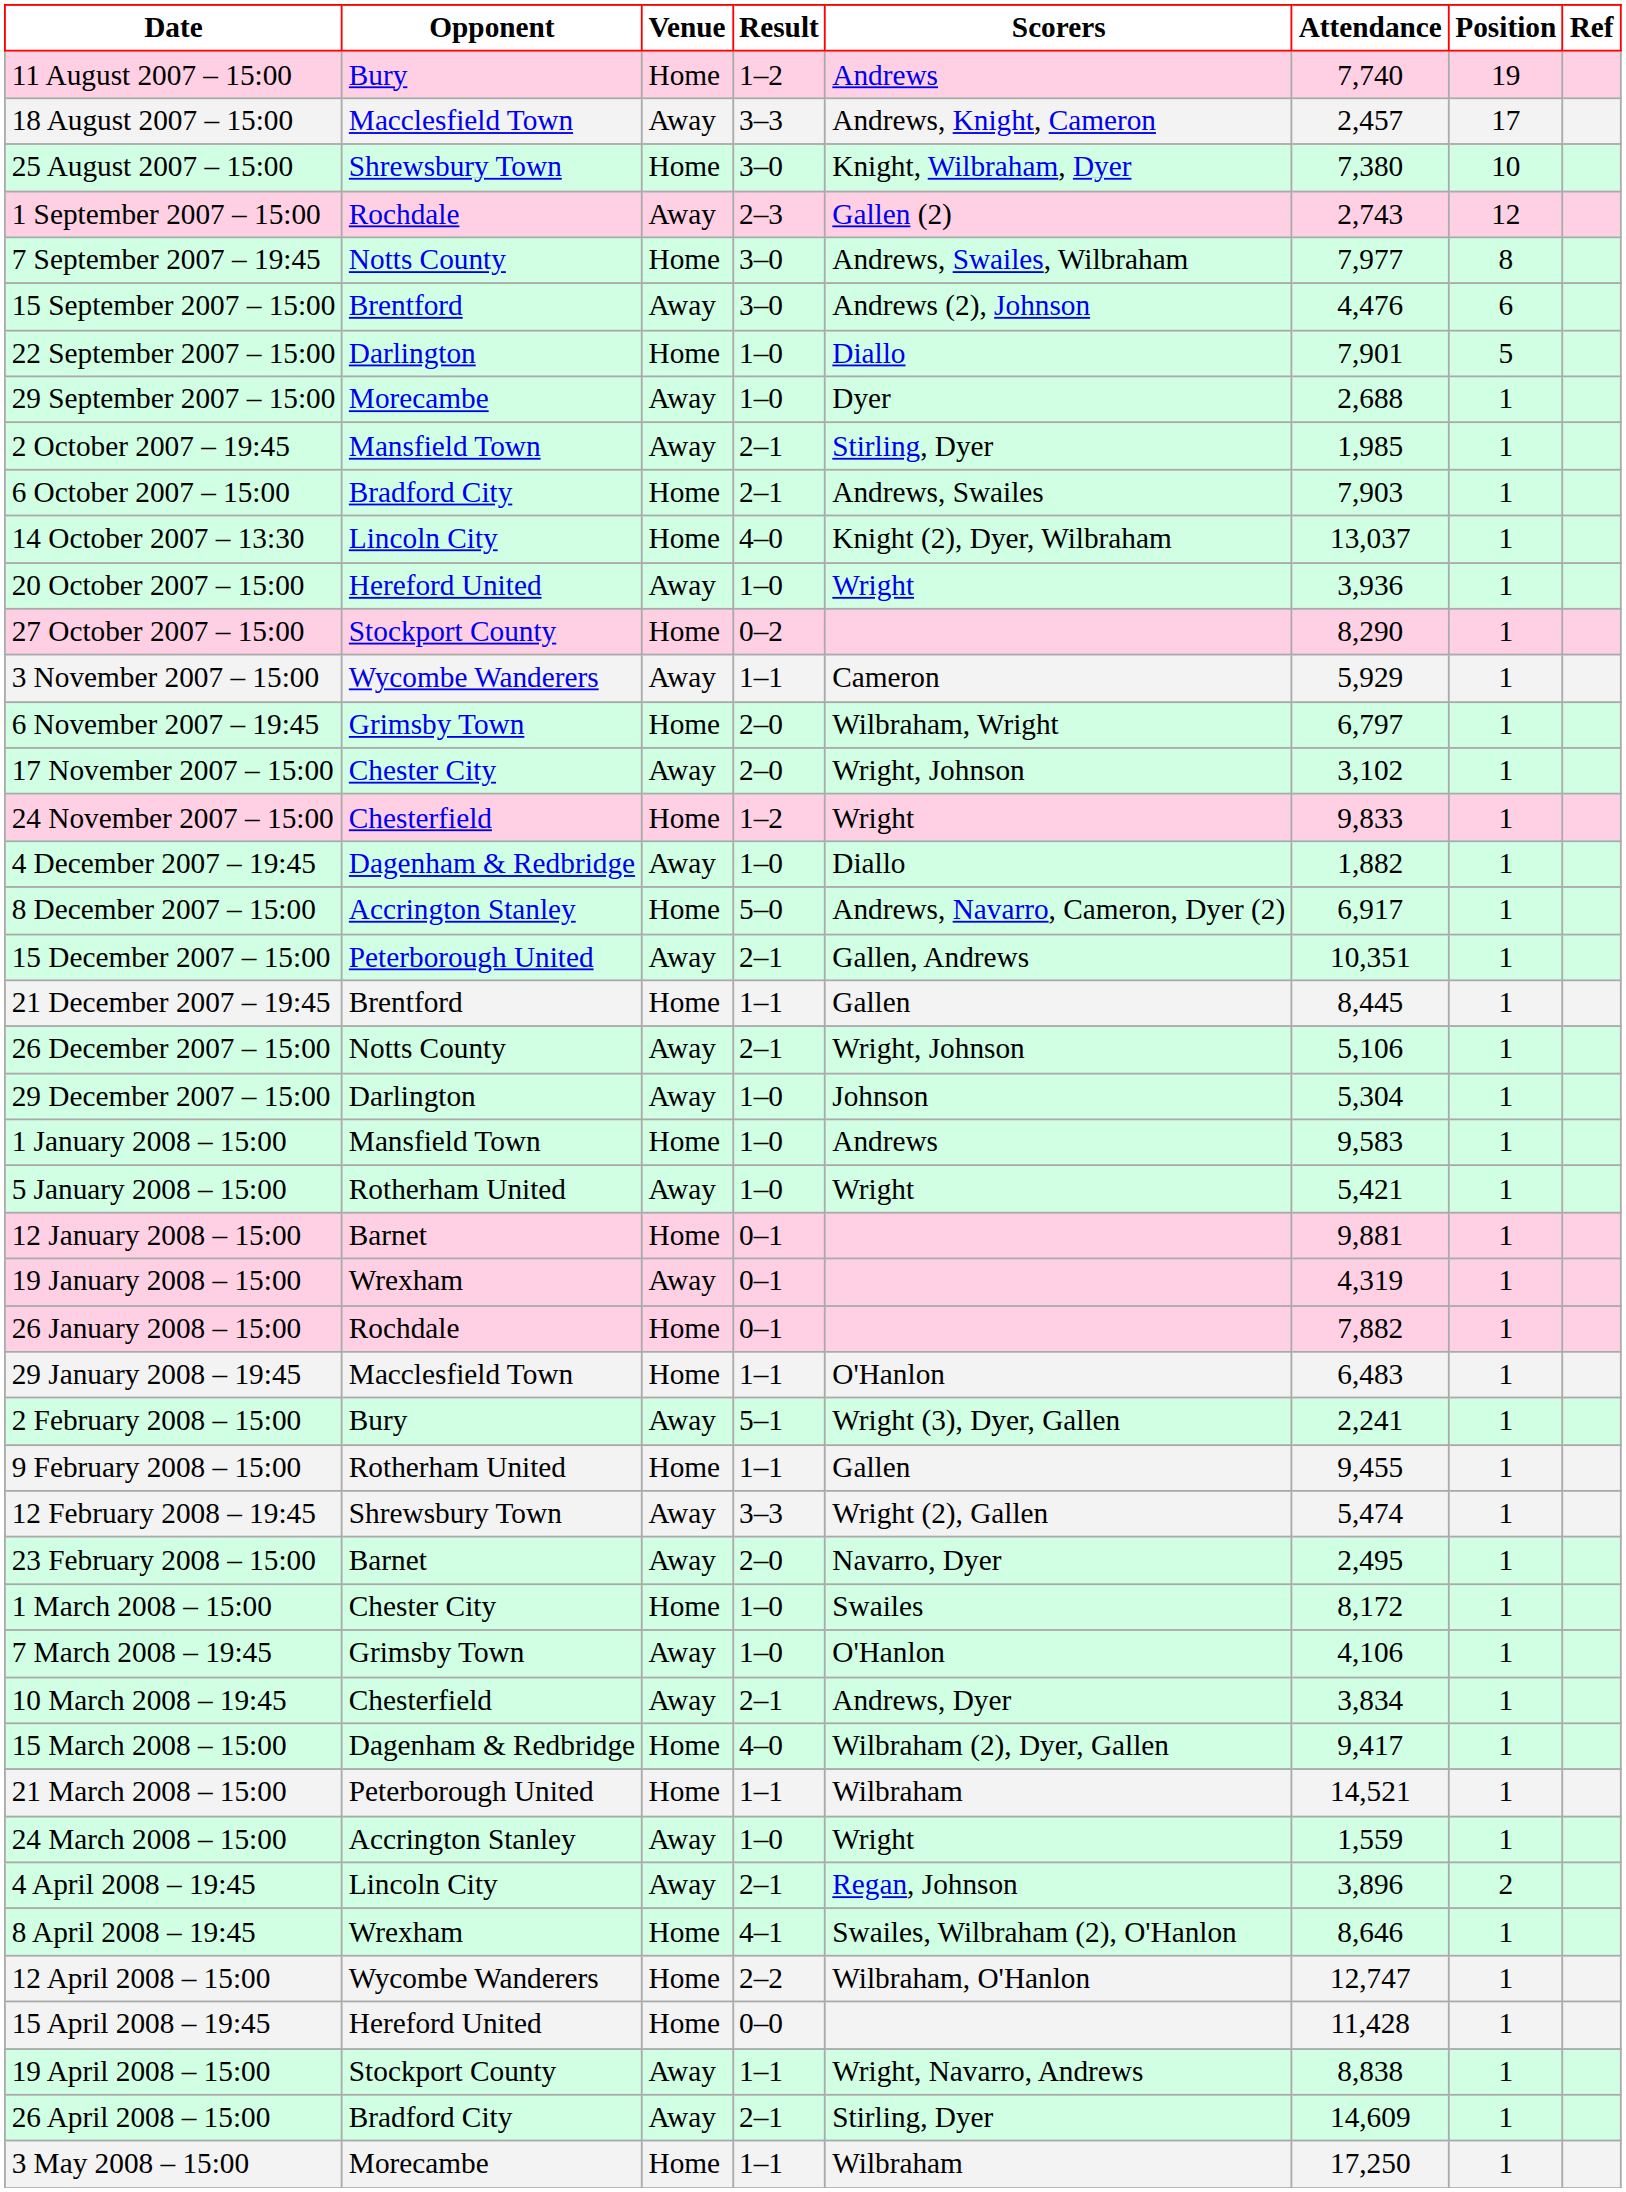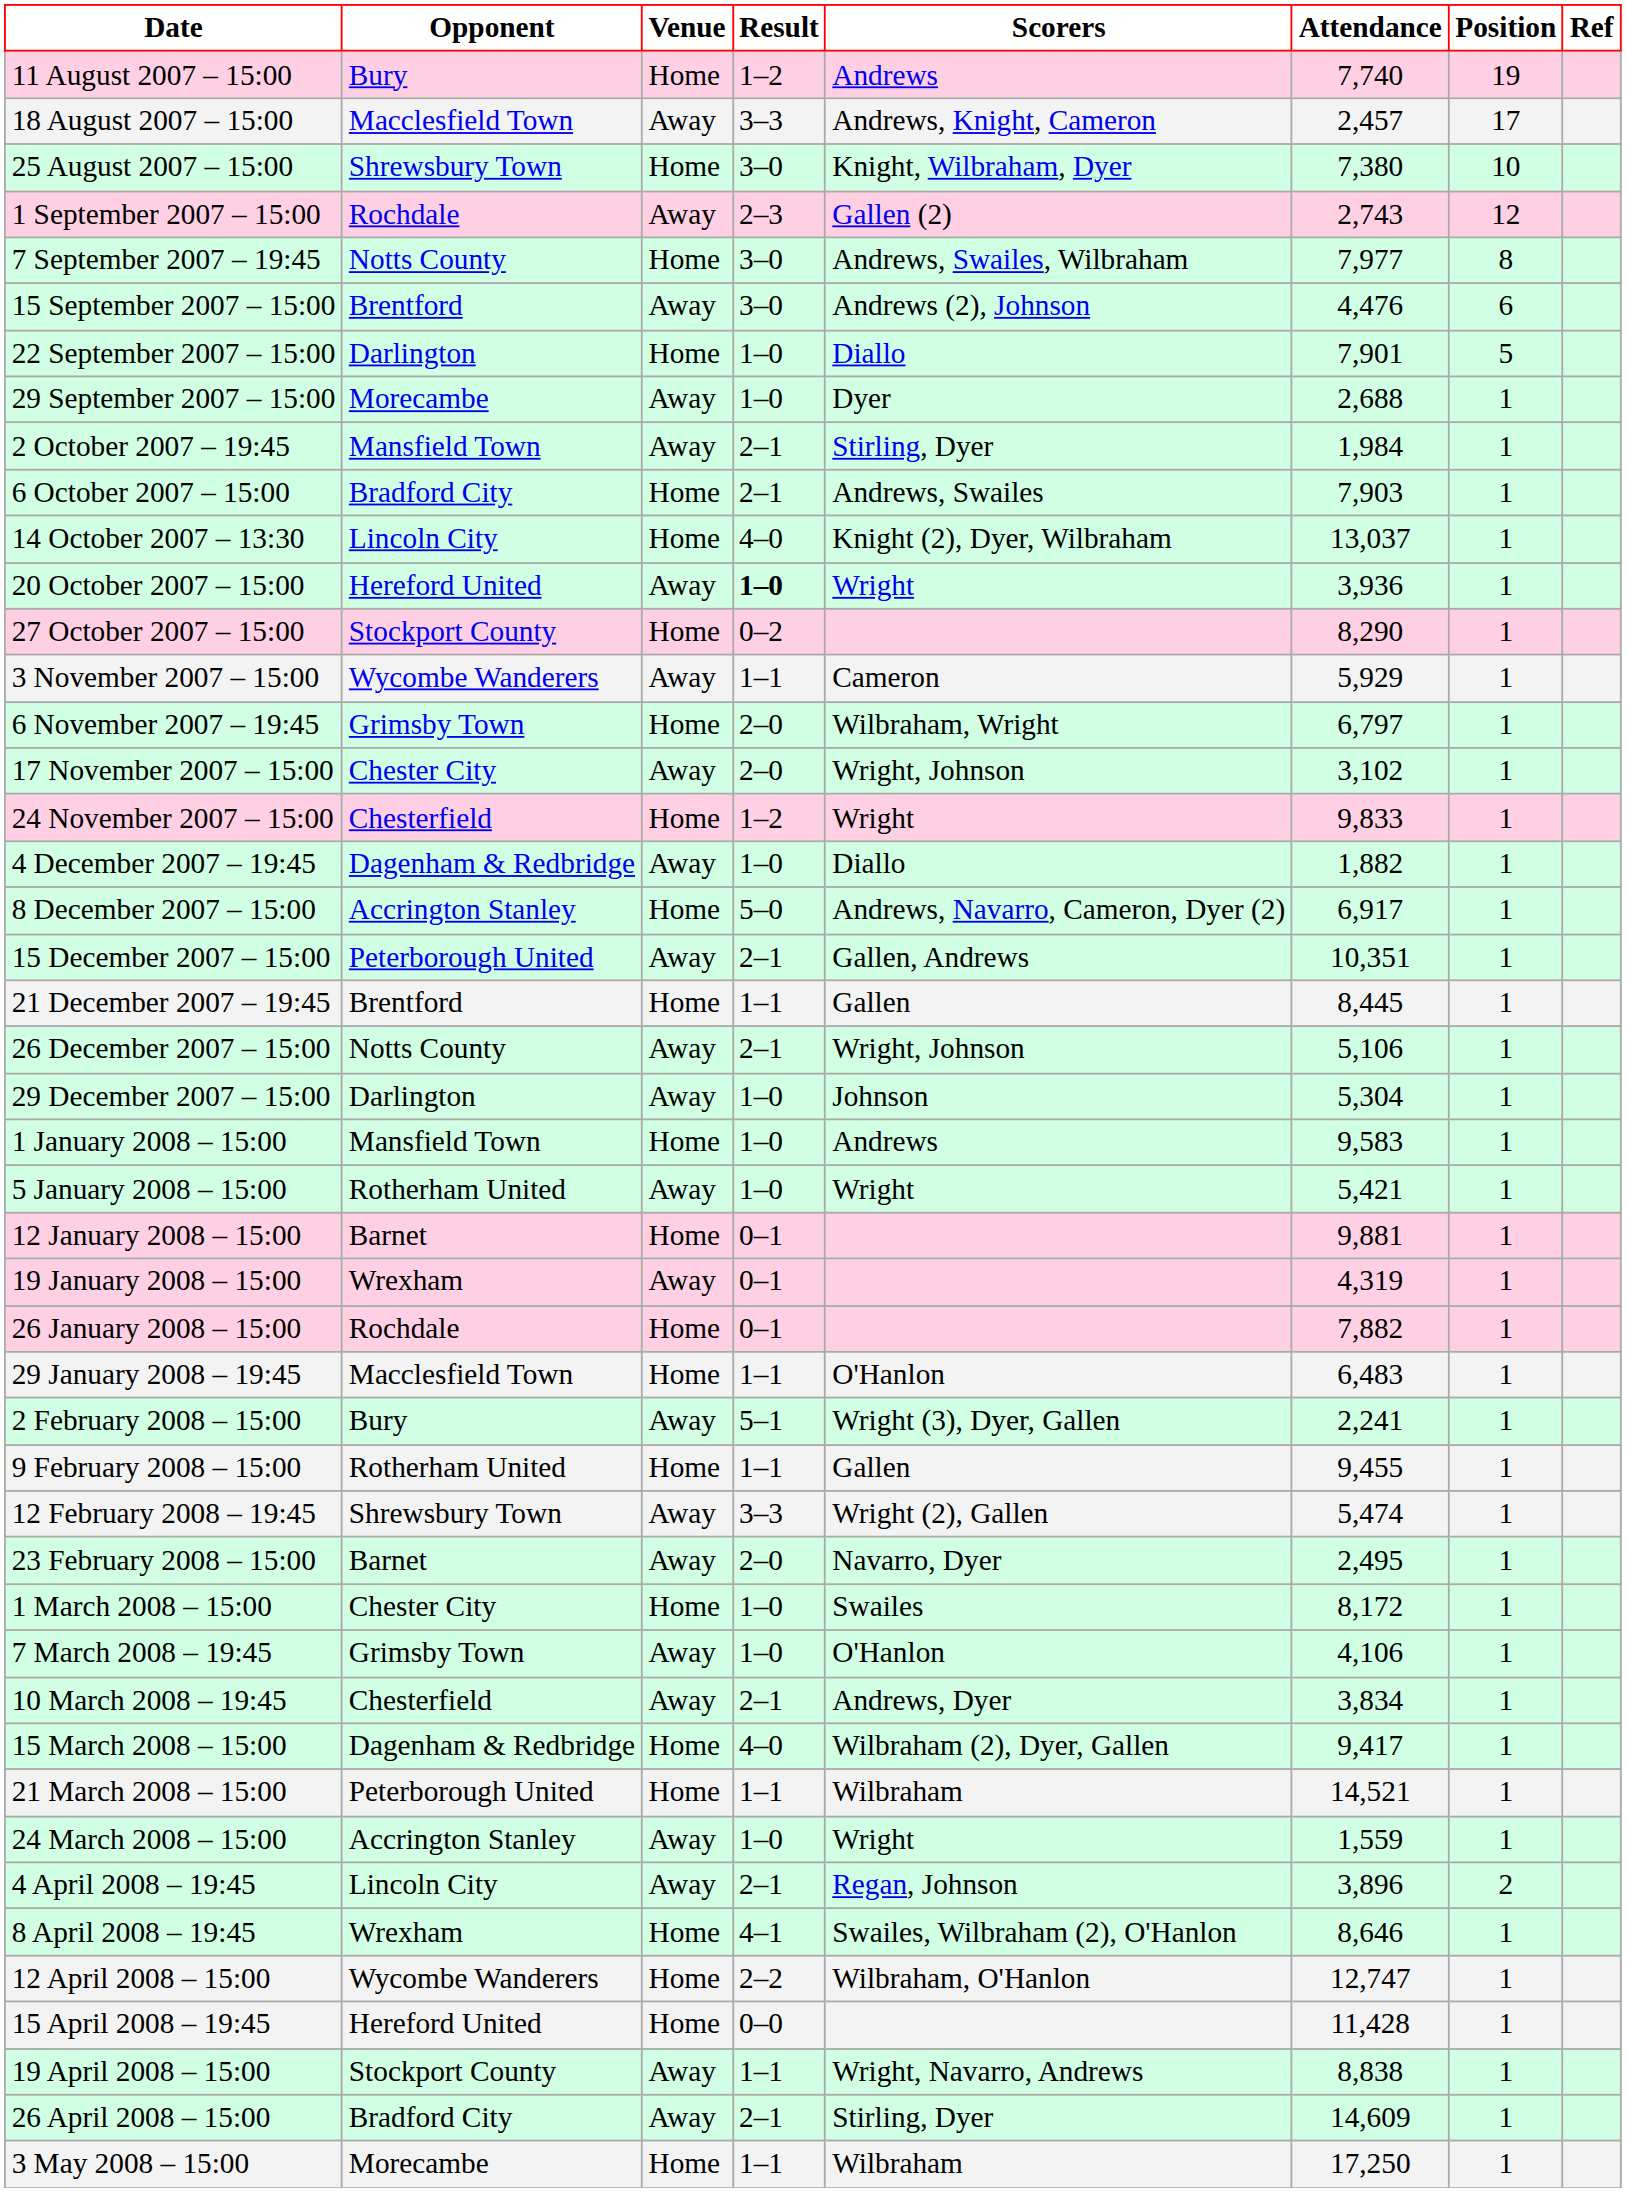(1370, 445) 1,985 -> (1370, 445) 1,984
(761, 584) normal -> (761, 584) bold
